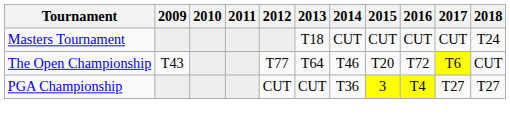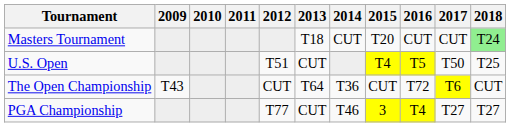(383, 40) CUT -> (383, 40) T20
(488, 40) no background -> (488, 40) lightgreen background
+ row: (38, 63)
(277, 63) T77 -> (277, 87) CUT
(347, 63) T46 -> (347, 87) T36
(383, 63) T20 -> (383, 87) CUT
(277, 87) CUT -> (277, 110) T77
(347, 87) T36 -> (347, 110) T46
